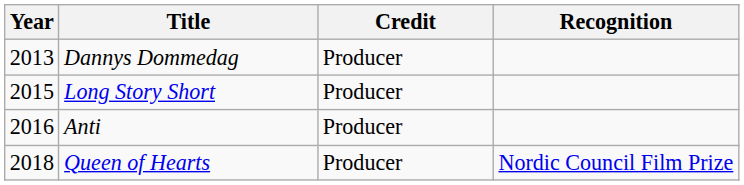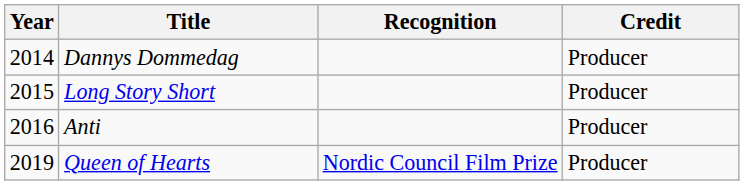columns swapped: (405, 22) <-> (616, 22)
(32, 57) 2013 -> (32, 57) 2014
(32, 162) 2018 -> (32, 162) 2019
